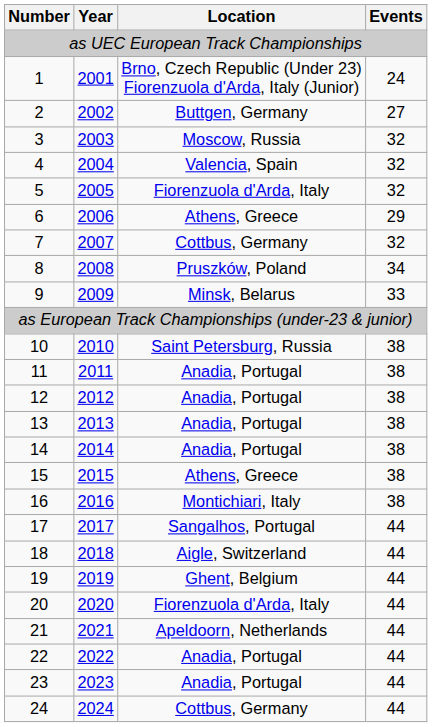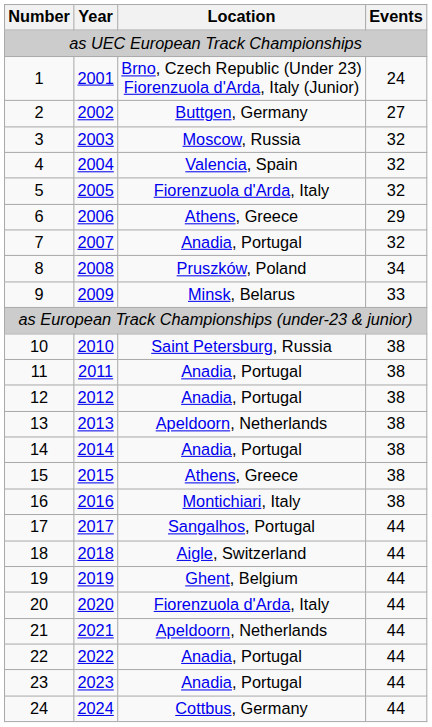(241, 242) Cottbus, Germany -> (241, 242) Anadia, Portugal
(241, 424) Anadia, Portugal -> (241, 424) Apeldoorn, Netherlands
